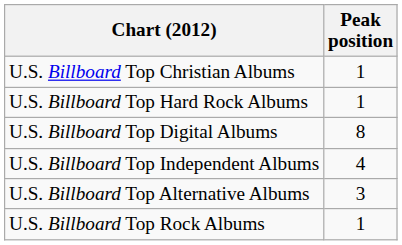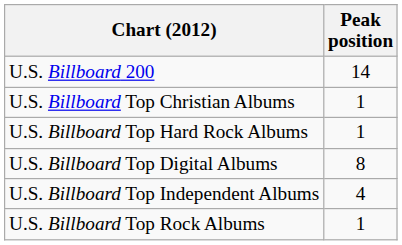+ row: (82, 71)
- row: (159, 193)
